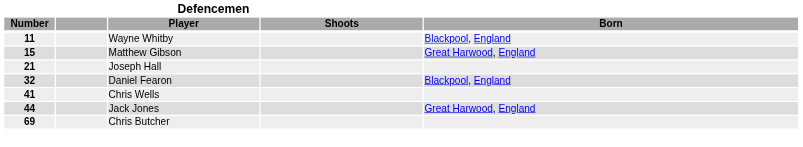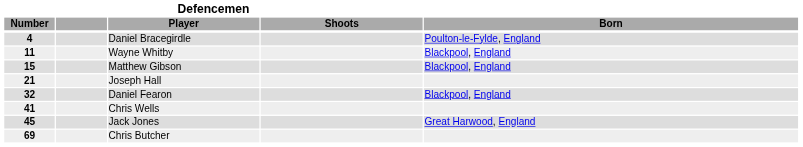+ row: (150, 39)
(480, 53) Great Harwood, England -> (468, 66) Blackpool, England
(30, 108) 44 -> (30, 122) 45
